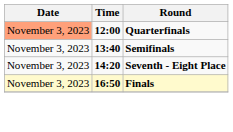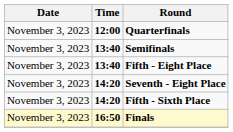(48, 30) lightsalmon background -> (48, 30) no background
+ row: (168, 65)
+ row: (168, 100)
